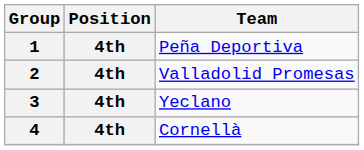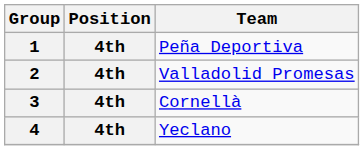(195, 103) Yeclano -> (200, 103) Cornellà
(200, 131) Cornellà -> (195, 131) Yeclano
